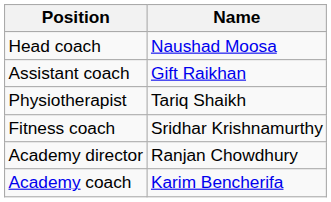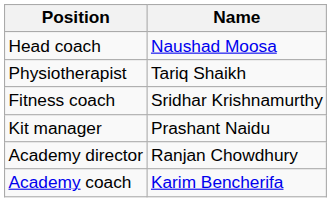- row: (69, 73)
+ row: (55, 127)
